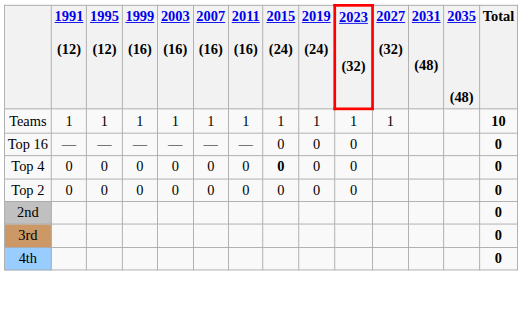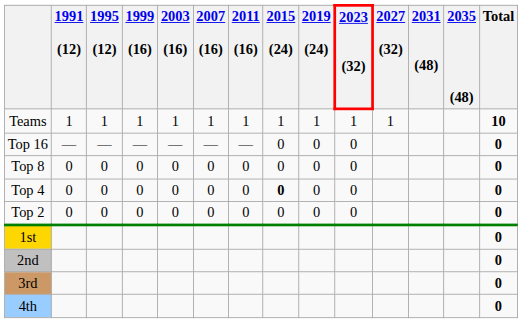+ row: (28, 167)
+ row: (28, 237)
